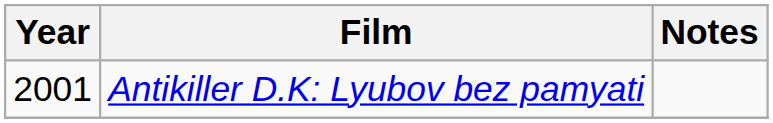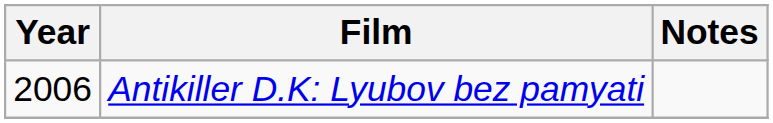(53, 88) 2001 -> (53, 88) 2006
